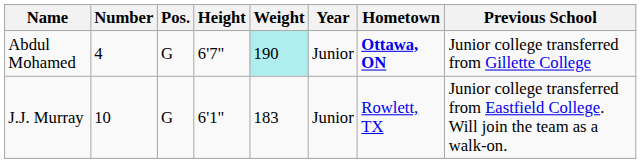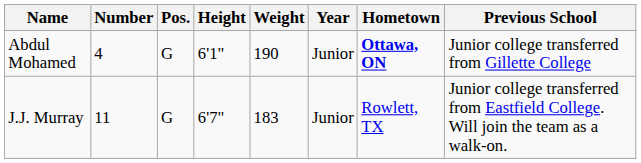(211, 53) 6'7" -> (211, 53) 6'1"
(266, 53) paleturquoise background -> (266, 53) no background
(103, 117) 10 -> (102, 117) 11
(211, 117) 6'1" -> (211, 117) 6'7"
